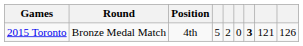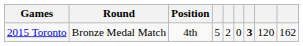(266, 32) 121 -> (266, 32) 120
(288, 32) 126 -> (288, 32) 162
